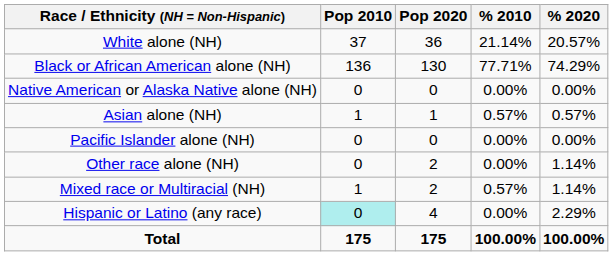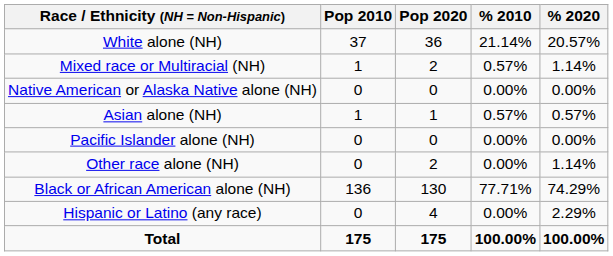rows swapped: (162, 66) <-> (162, 189)
(358, 213) paleturquoise background -> (358, 213) no background
